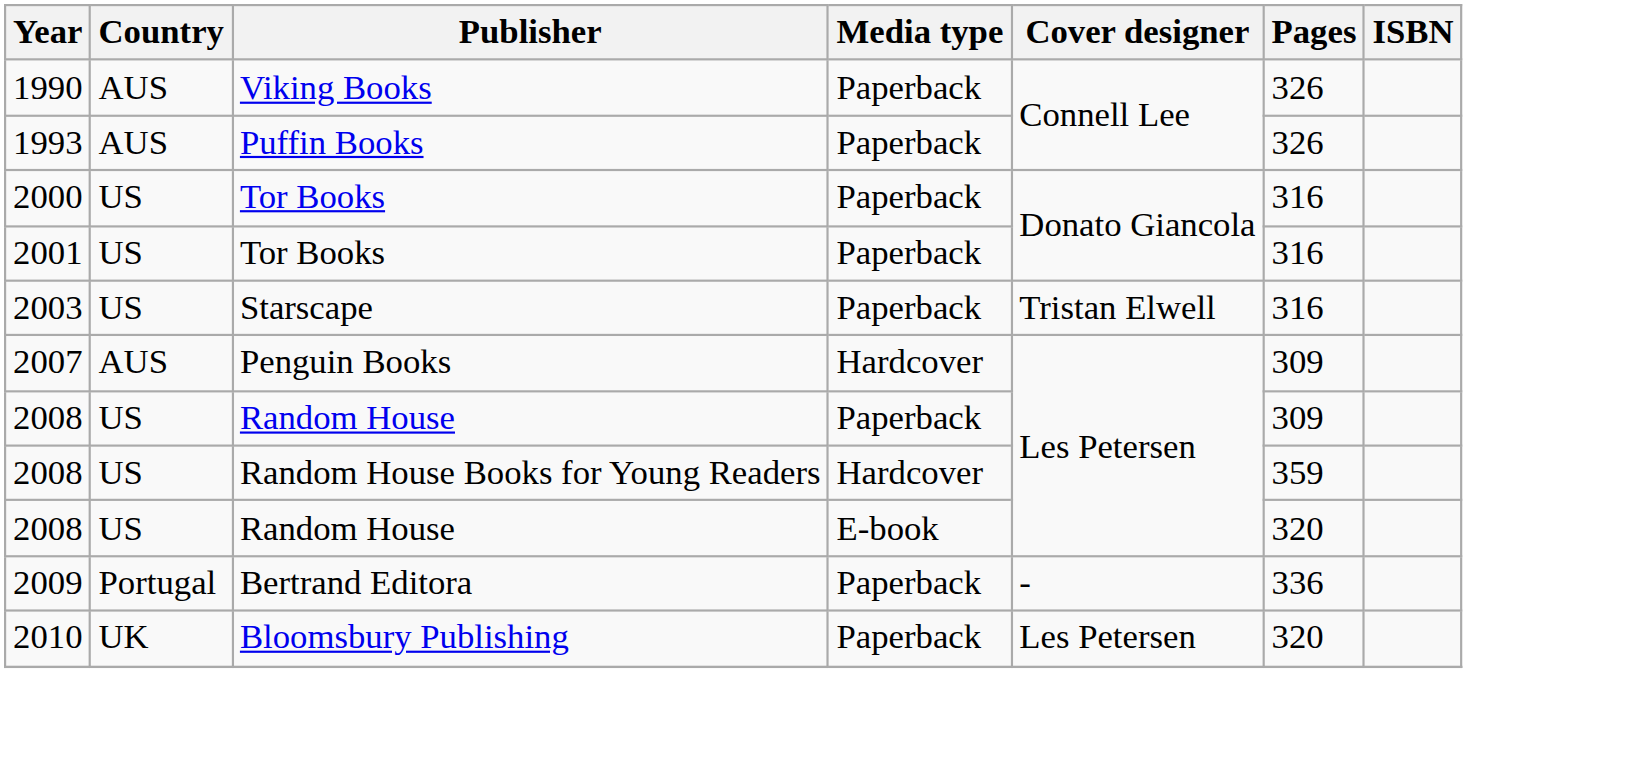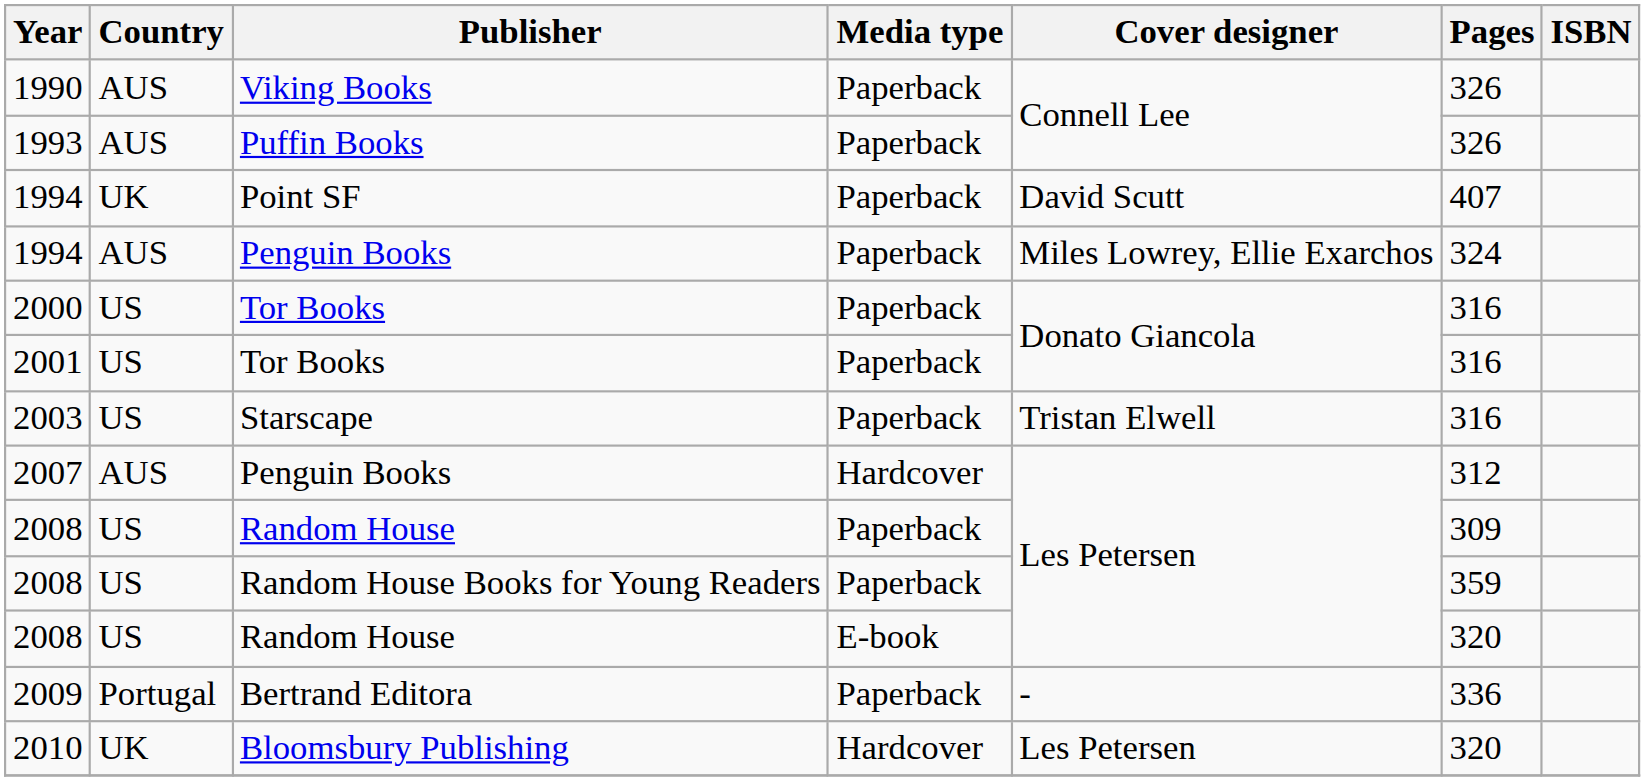+ row: (48, 197)
+ row: (48, 252)
(1298, 362) 309 -> (1476, 472) 312
(910, 472) Hardcover -> (909, 582) Paperback
(909, 637) Paperback -> (910, 747) Hardcover
